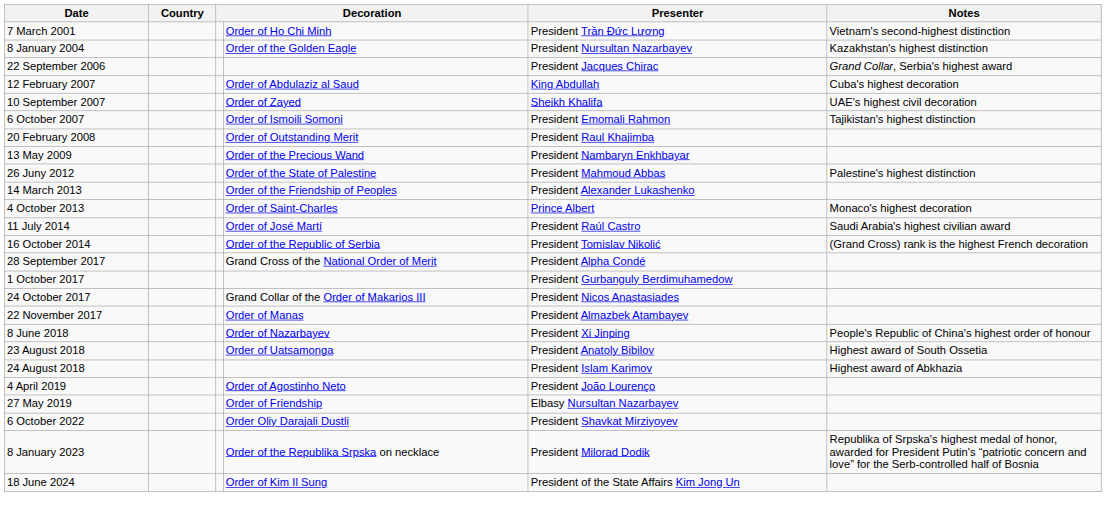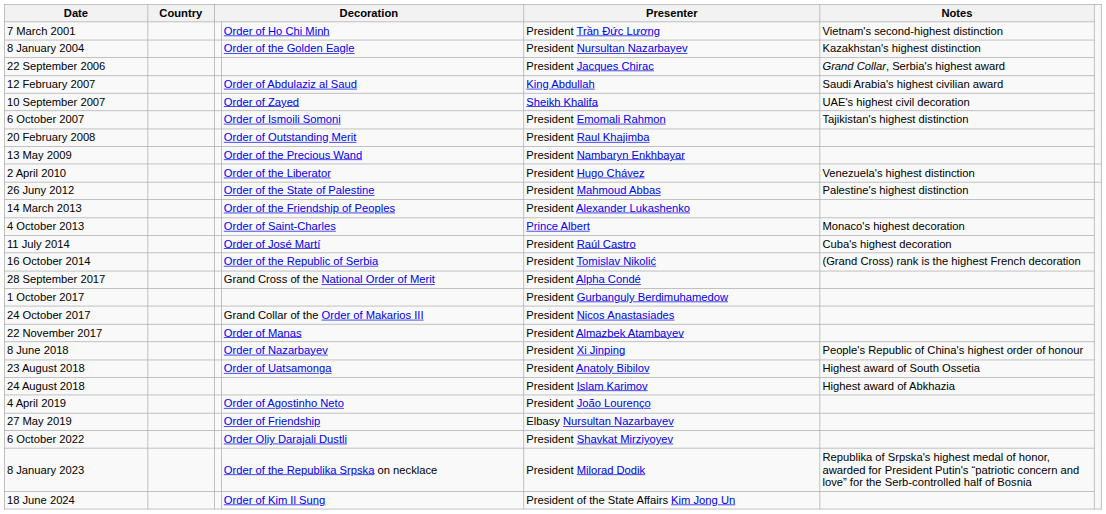(894, 84) Cuba's highest decoration -> (913, 84) Saudi Arabia's highest civilian award
+ row: (37, 173)
(920, 226) Saudi Arabia's highest civilian award -> (887, 244) Cuba's highest decoration
